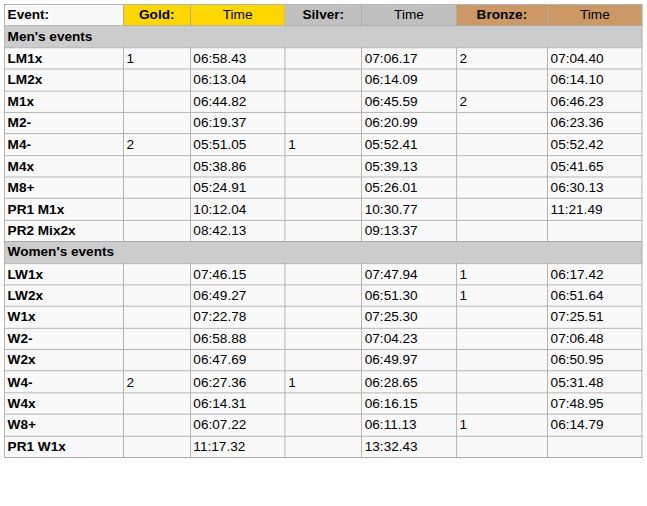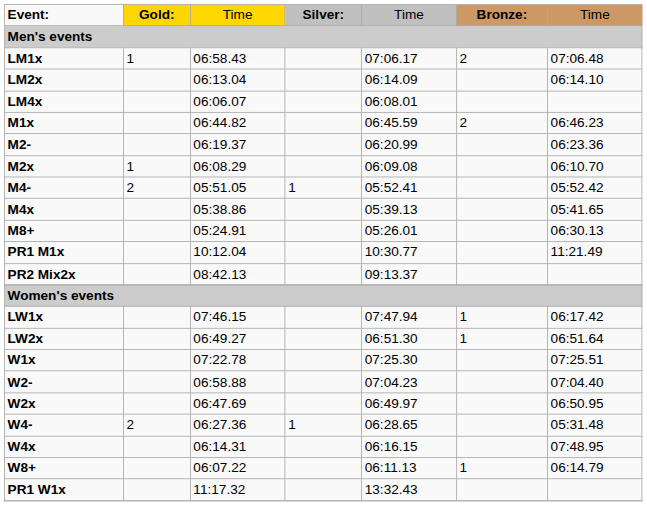(577, 58) 07:04.40 -> (577, 58) 07:06.48
+ row: (25, 101)
+ row: (21, 166)
(577, 338) 07:06.48 -> (577, 381) 07:04.40
